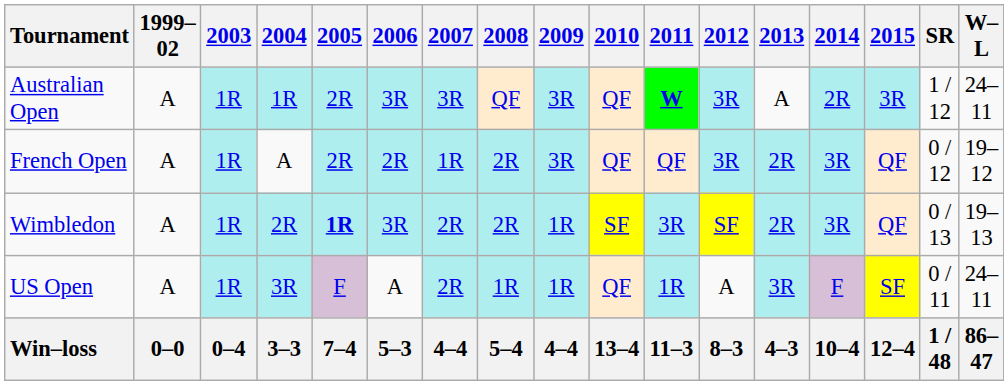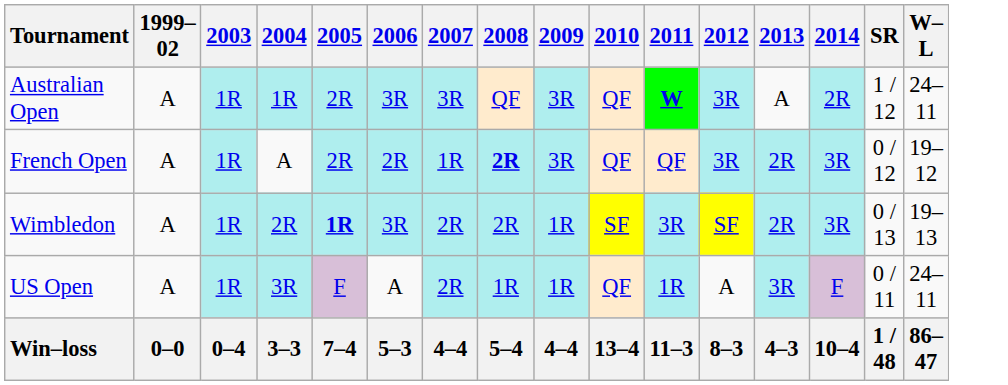- column: (893, 35)
(506, 160) normal -> (506, 160) bold
